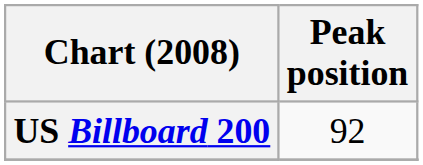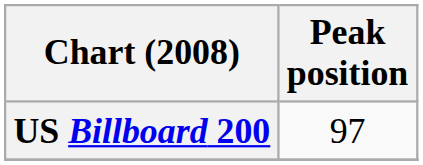(348, 130) 92 -> (348, 130) 97
